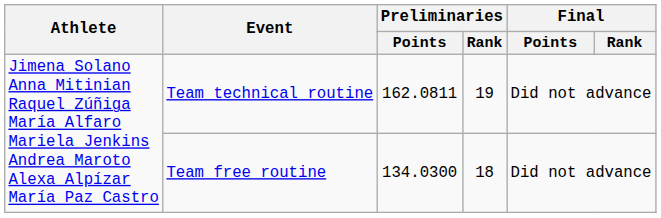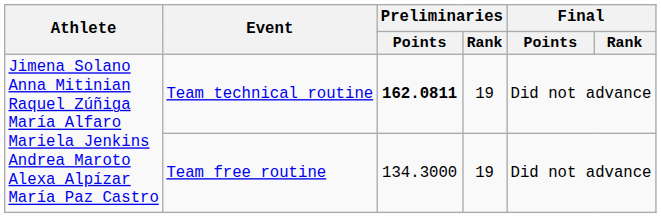(420, 93) normal -> (420, 93) bold
(420, 172) 134.0300 -> (420, 172) 134.3000
(485, 172) 18 -> (485, 172) 19
